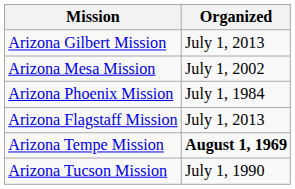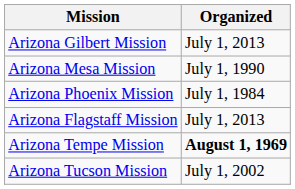(225, 68) July 1, 2002 -> (225, 68) July 1, 1990
(225, 171) July 1, 1990 -> (225, 171) July 1, 2002
